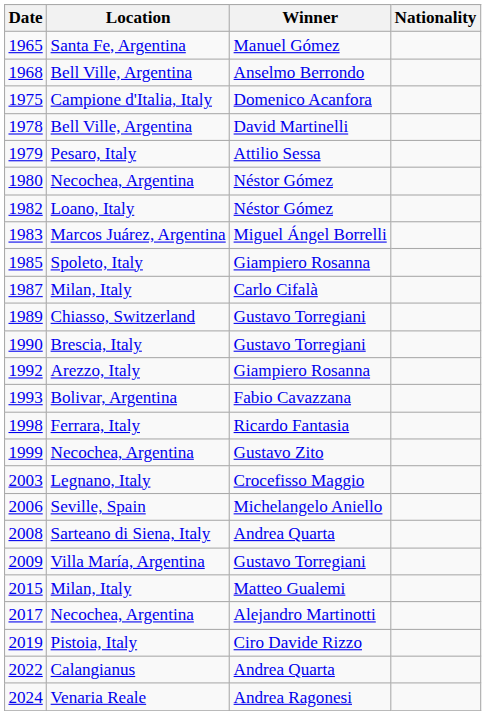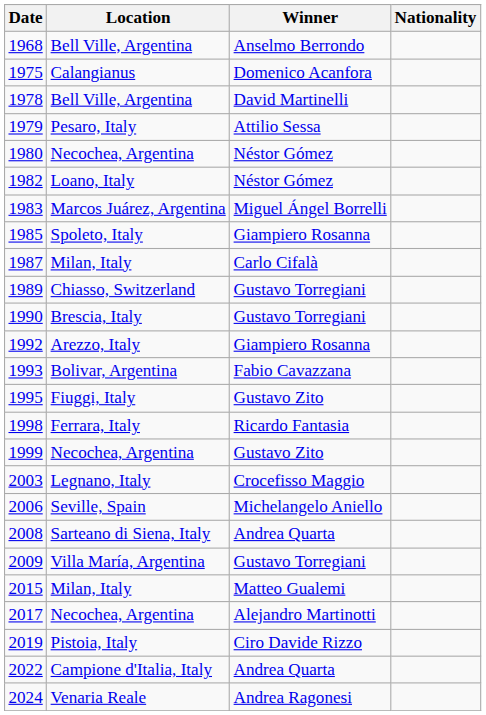- row: (26, 45)
(131, 99) Campione d'Italia, Italy -> (93, 72) Calangianus
+ row: (26, 398)
(93, 669) Calangianus -> (131, 669) Campione d'Italia, Italy
